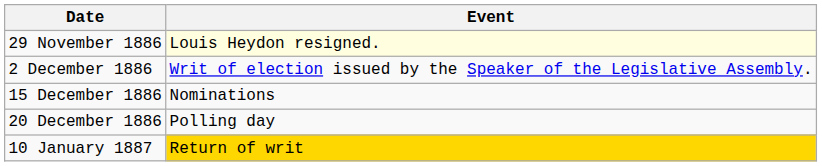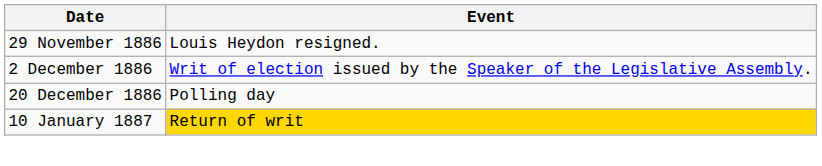(275, 44) lightyellow background -> (275, 44) no background
- row: (85, 96)
